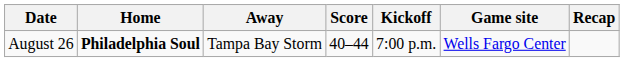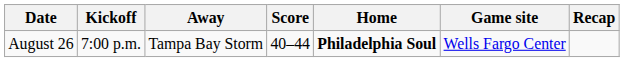columns swapped: (406, 17) <-> (140, 17)
